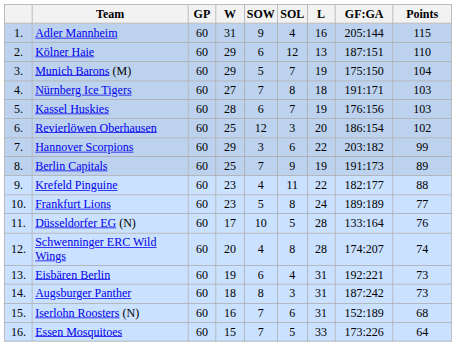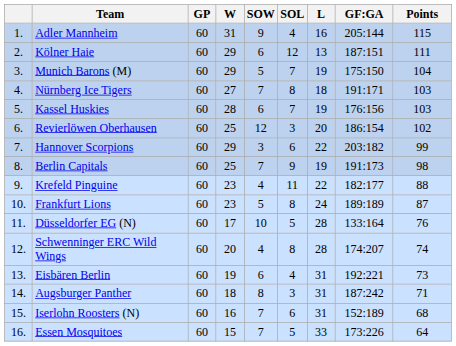(422, 52) 110 -> (422, 52) 111
(422, 166) 89 -> (422, 166) 98
(422, 204) 77 -> (422, 204) 87
(422, 293) 73 -> (422, 293) 71
